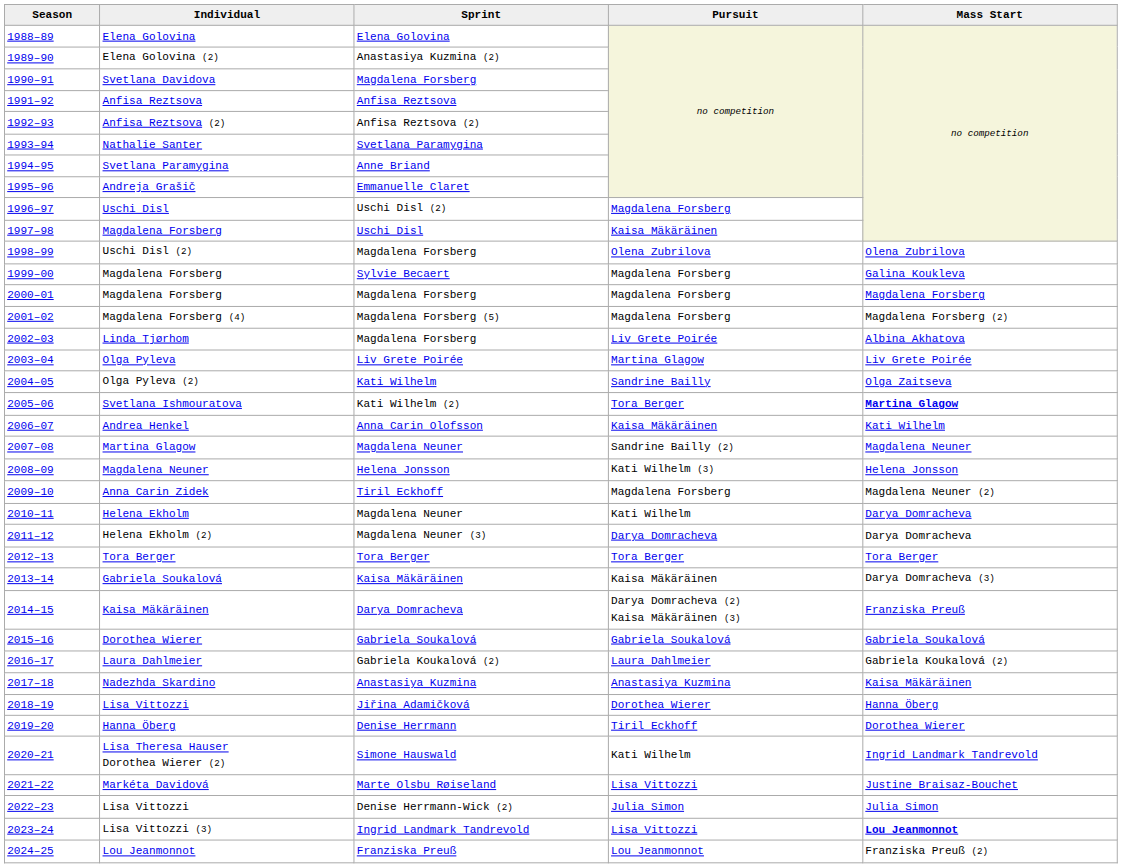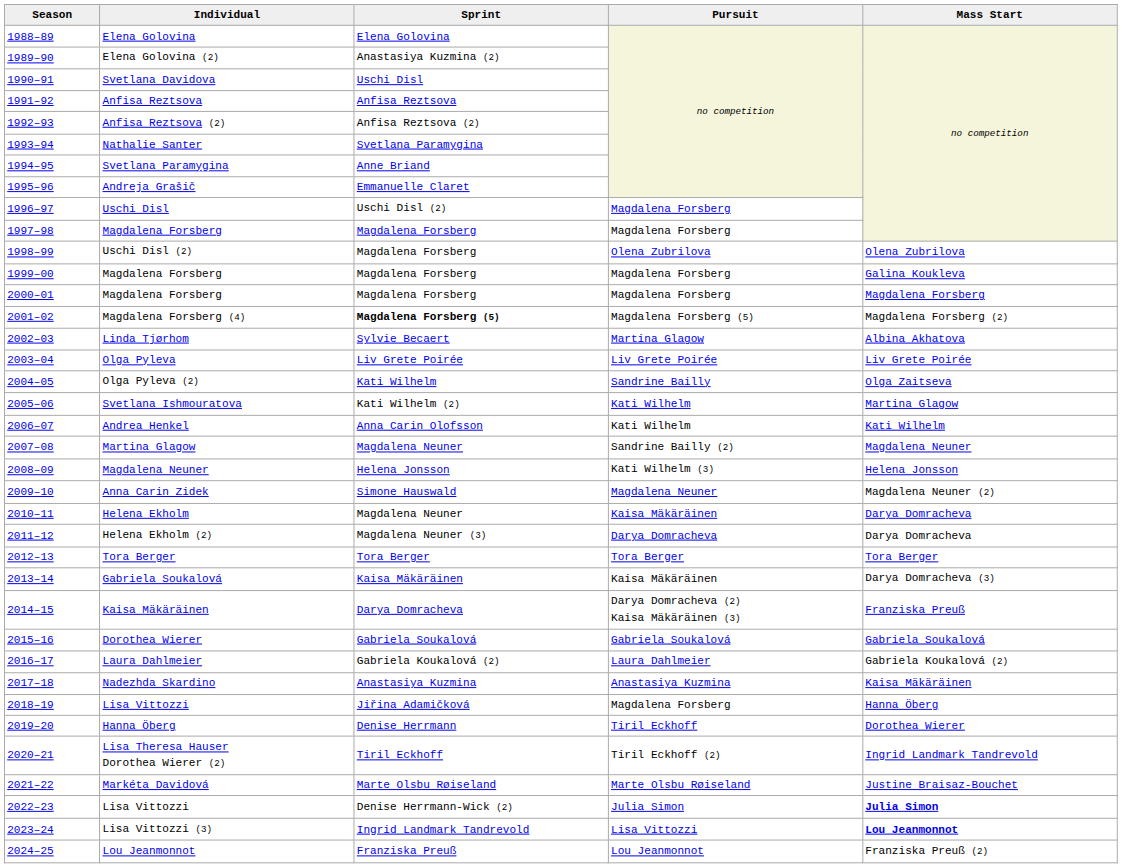(417, 80) Magdalena Forsberg -> (390, 80) Uschi Disl
(390, 231) Uschi Disl -> (417, 231) Magdalena Forsberg
(664, 231) Kaisa Mäkäräinen -> (671, 231) Magdalena Forsberg
(403, 274) Sylvie Becaert -> (417, 274) Magdalena Forsberg
(428, 317) normal -> (428, 317) bold
(671, 317) Magdalena Forsberg -> (682, 317) Magdalena Forsberg (5)
(417, 339) Magdalena Forsberg -> (403, 339) Sylvie Becaert
(664, 339) Liv Grete Poirée -> (658, 339) Martina Glagow
(658, 360) Martina Glagow -> (664, 360) Liv Grete Poirée
(648, 404) Tora Berger -> (651, 404) Kati Wilhelm
(912, 404) bold -> (912, 404) normal
(664, 426) Kaisa Mäkäräinen -> (651, 426) Kati Wilhelm
(400, 492) Tiril Eckhoff -> (407, 492) Simone Hauswald
(671, 492) Magdalena Forsberg -> (664, 492) Magdalena Neuner
(651, 514) Kati Wilhelm -> (664, 514) Kaisa Mäkäräinen
(661, 705) Dorothea Wierer -> (671, 705) Magdalena Forsberg
(407, 756) Simone Hauswald -> (400, 756) Tiril Eckhoff
(651, 756) Kati Wilhelm -> (666, 755) Tiril Eckhoff (2)
(654, 785) Lisa Vittozzi -> (681, 785) Marte Olsbu Røiseland
(902, 807) normal -> (902, 807) bold
